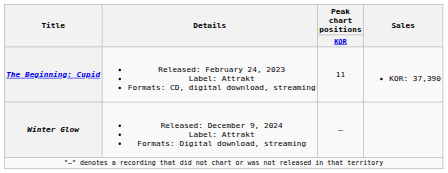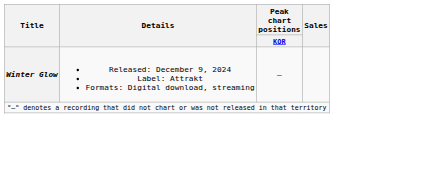- row: (53, 74)
